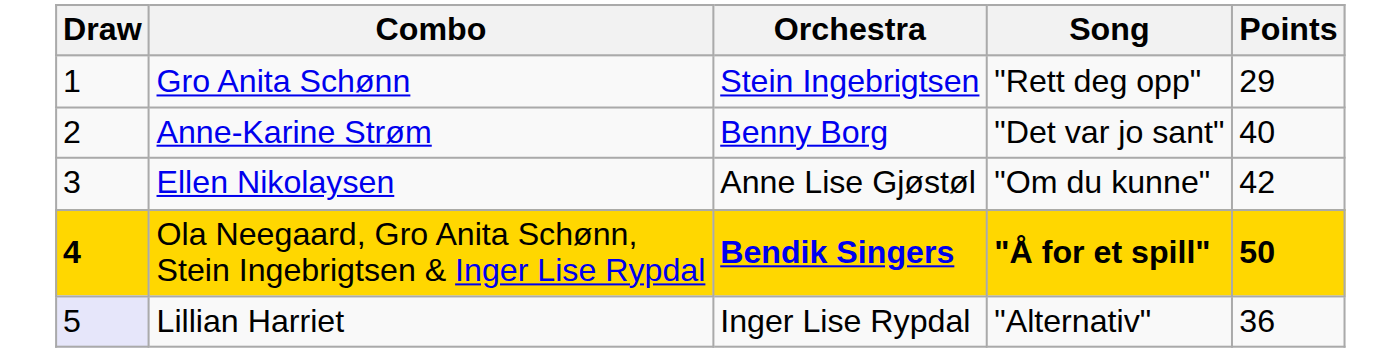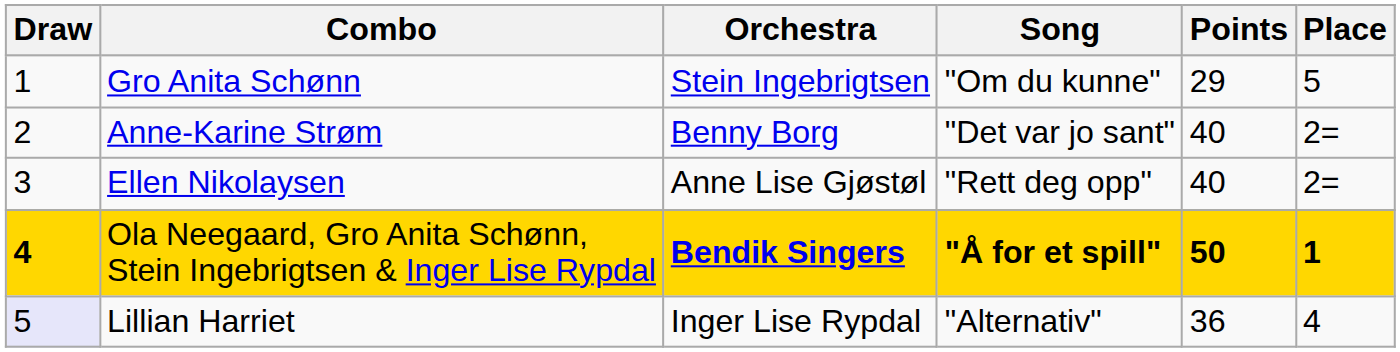+ column: (1345, 30)
(1098, 81) "Rett deg opp" -> (1053, 81) "Om du kunne"
(1102, 183) "Om du kunne" -> (1048, 183) "Rett deg opp"
(1257, 183) 42 -> (1208, 183) 40
